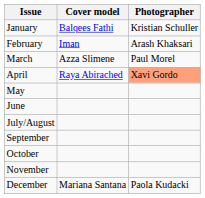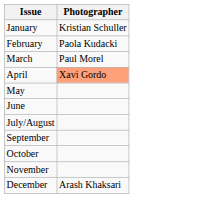- column: (93, 12)
(162, 43) Arash Khaksari -> (88, 43) Paola Kudacki
(160, 185) Paola Kudacki -> (90, 185) Arash Khaksari
